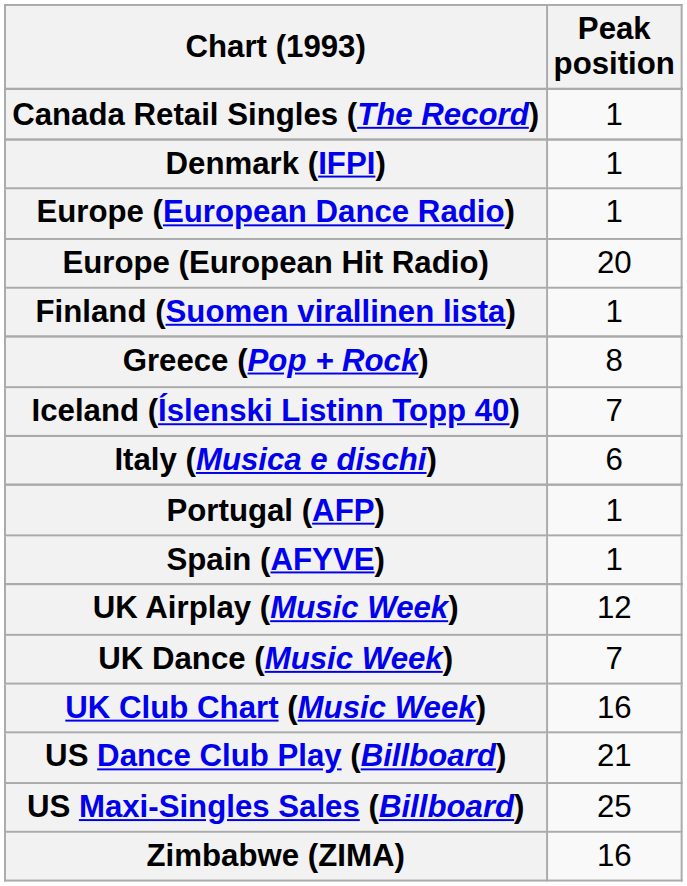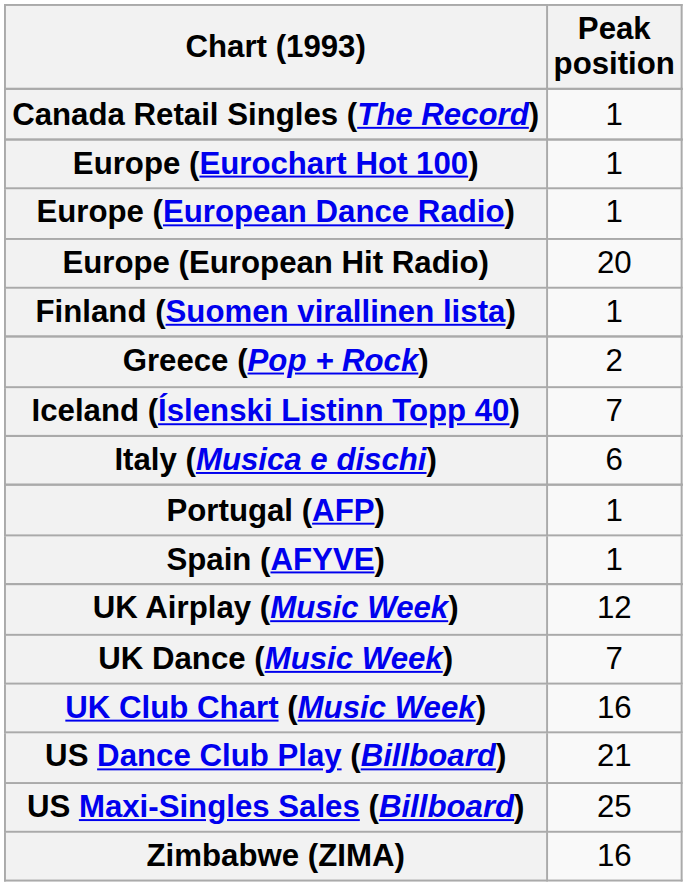- row: (276, 163)
+ row: (276, 163)
(614, 361) 8 -> (614, 361) 2
